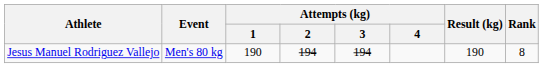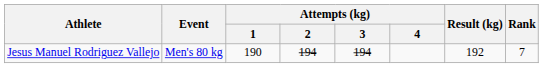(475, 53) 190 -> (475, 53) 192
(522, 53) 8 -> (522, 53) 7
